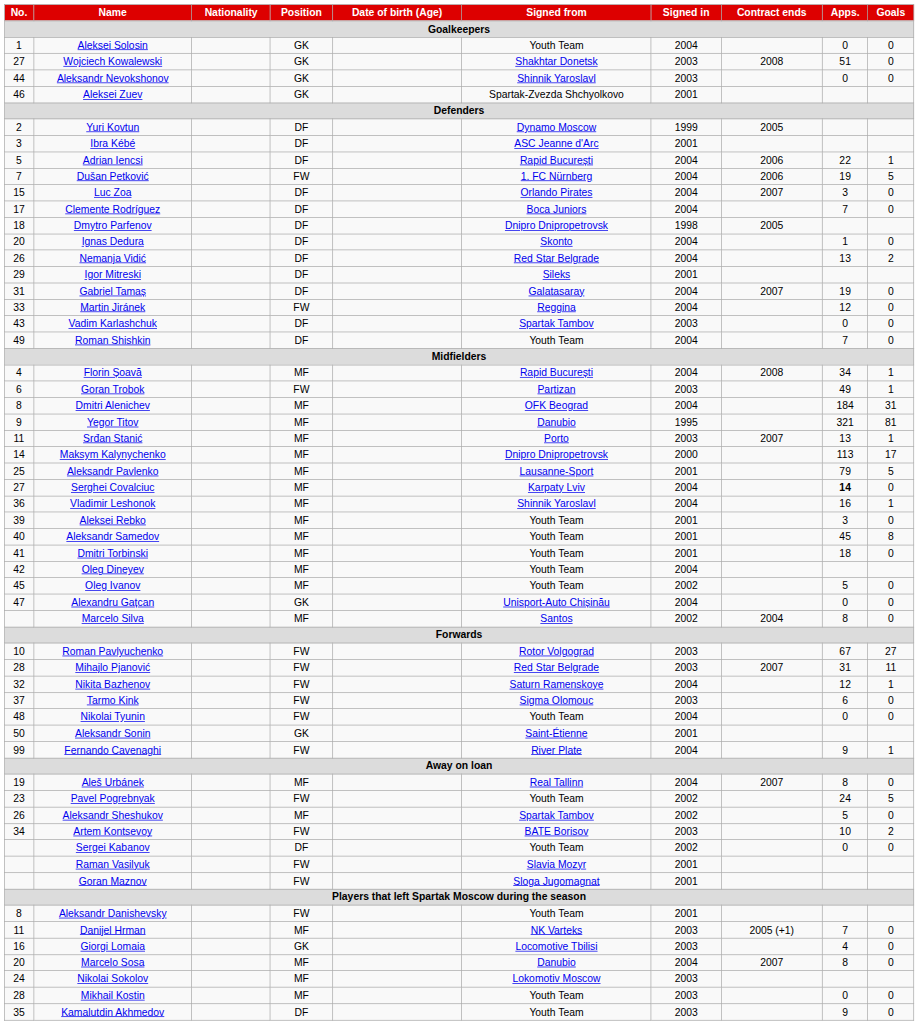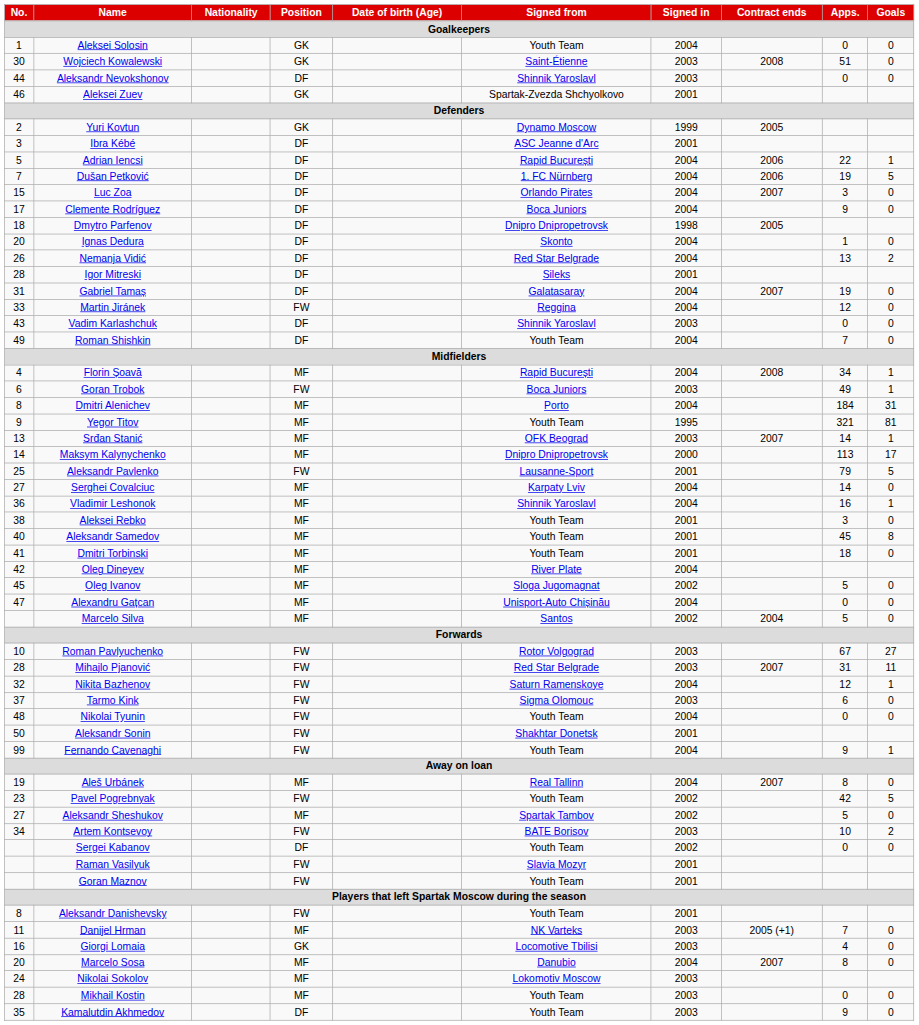(19, 62) 27 -> (19, 62) 30
(556, 62) Shakhtar Donetsk -> (556, 62) Saint-Étienne
(301, 78) GK -> (301, 78) DF
(301, 128) DF -> (301, 128) GK
(301, 177) FW -> (301, 177) DF
(845, 210) 7 -> (845, 210) 9
(19, 275) 29 -> (19, 275) 28
(556, 324) Spartak Tambov -> (556, 324) Shinnik Yaroslavl
(556, 390) Partizan -> (556, 390) Boca Juniors
(556, 406) OFK Beograd -> (556, 406) Porto
(556, 422) Danubio -> (556, 422) Youth Team
(19, 439) 11 -> (19, 439) 13
(556, 439) Porto -> (556, 439) OFK Beograd
(845, 439) 13 -> (845, 439) 14
(301, 472) MF -> (301, 472) FW
(845, 488) bold -> (845, 488) normal
(19, 521) 39 -> (19, 521) 38
(556, 570) Youth Team -> (556, 570) River Plate
(556, 586) Youth Team -> (556, 586) Sloga Jugomagnat
(301, 603) GK -> (301, 603) MF
(845, 619) 8 -> (845, 619) 5
(301, 734) GK -> (301, 734) FW
(556, 734) Saint-Étienne -> (556, 734) Shakhtar Donetsk
(556, 750) River Plate -> (556, 750) Youth Team
(845, 799) 24 -> (845, 799) 42
(19, 816) 26 -> (19, 816) 27
(556, 881) Sloga Jugomagnat -> (556, 881) Youth Team
